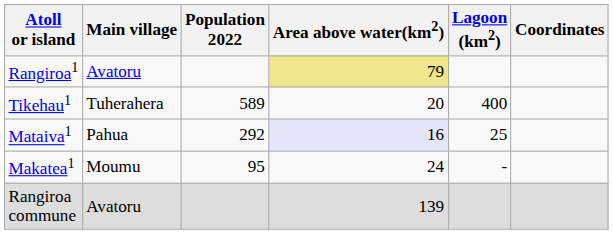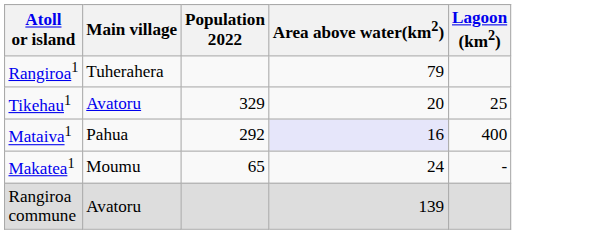- column: (560, 30)
(114, 71) Avatoru -> (125, 71) Tuherahera
(436, 71) khaki background -> (436, 71) no background
(125, 103) Tuherahera -> (114, 103) Avatoru
(252, 103) 589 -> (252, 103) 329
(494, 103) 400 -> (499, 103) 25
(499, 134) 25 -> (494, 134) 400
(256, 166) 95 -> (256, 166) 65
